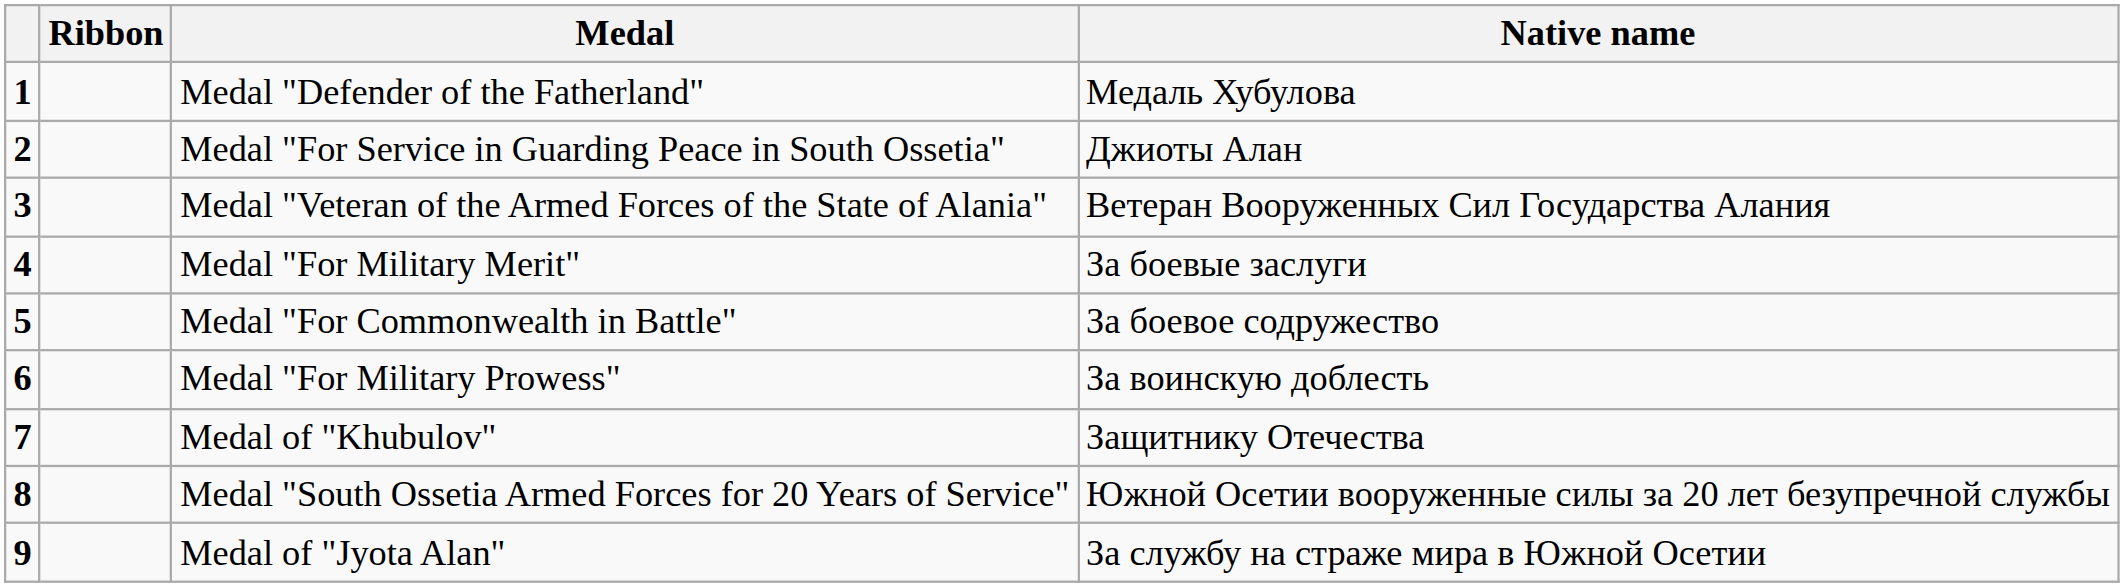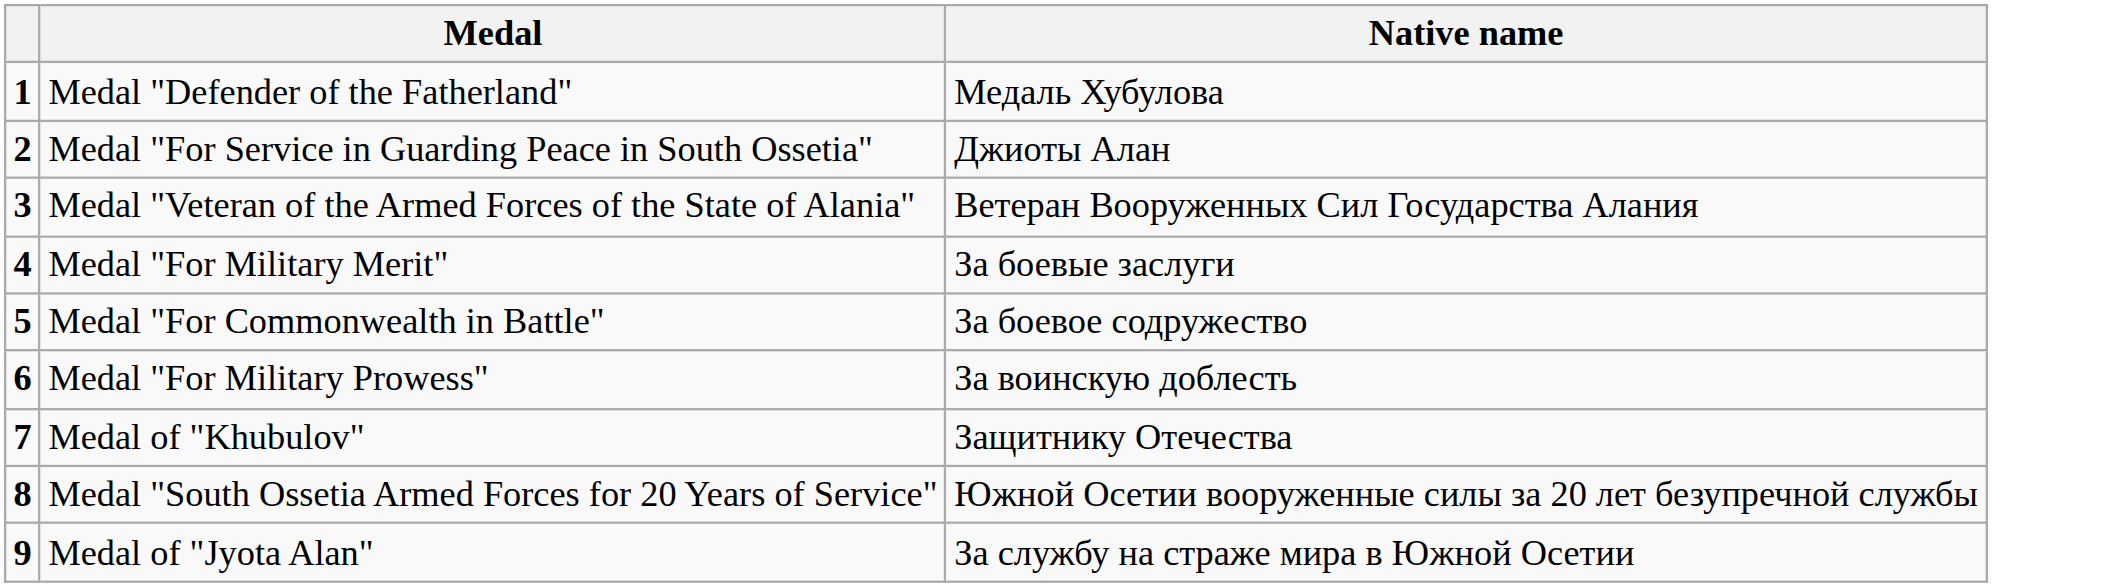- column: (106, 33)
